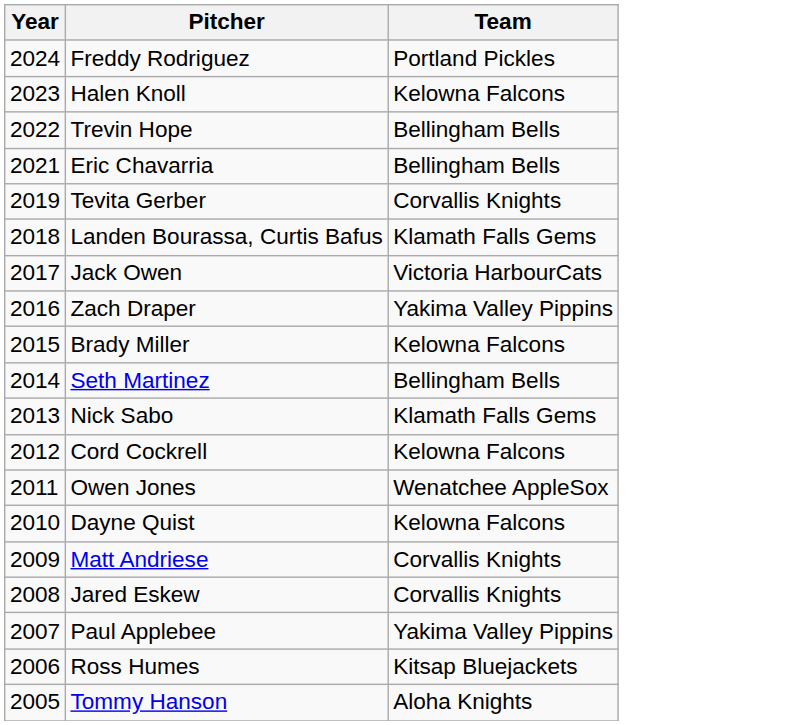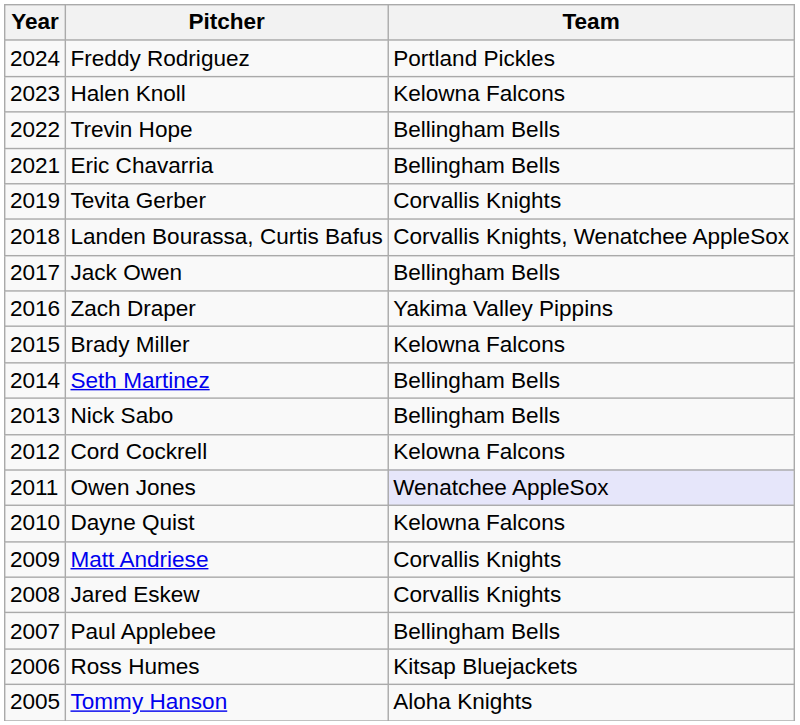(495, 237) Klamath Falls Gems -> (591, 237) Corvallis Knights, Wenatchee AppleSox
(498, 272) Victoria HarbourCats -> (477, 272) Bellingham Bells
(495, 415) Klamath Falls Gems -> (477, 415) Bellingham Bells
(501, 487) no background -> (501, 487) lavender background
(503, 630) Yakima Valley Pippins -> (477, 630) Bellingham Bells
